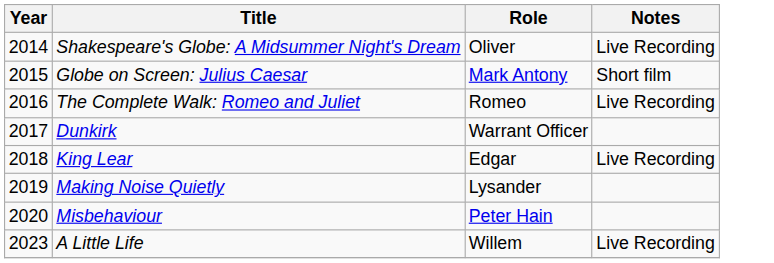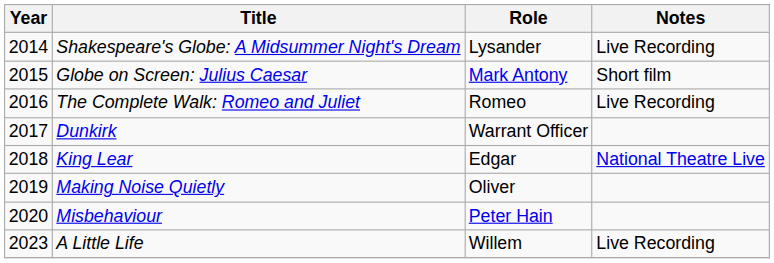(492, 46) Oliver -> (505, 46) Lysander
(656, 159) Live Recording -> (681, 159) National Theatre Live
(505, 187) Lysander -> (492, 187) Oliver
